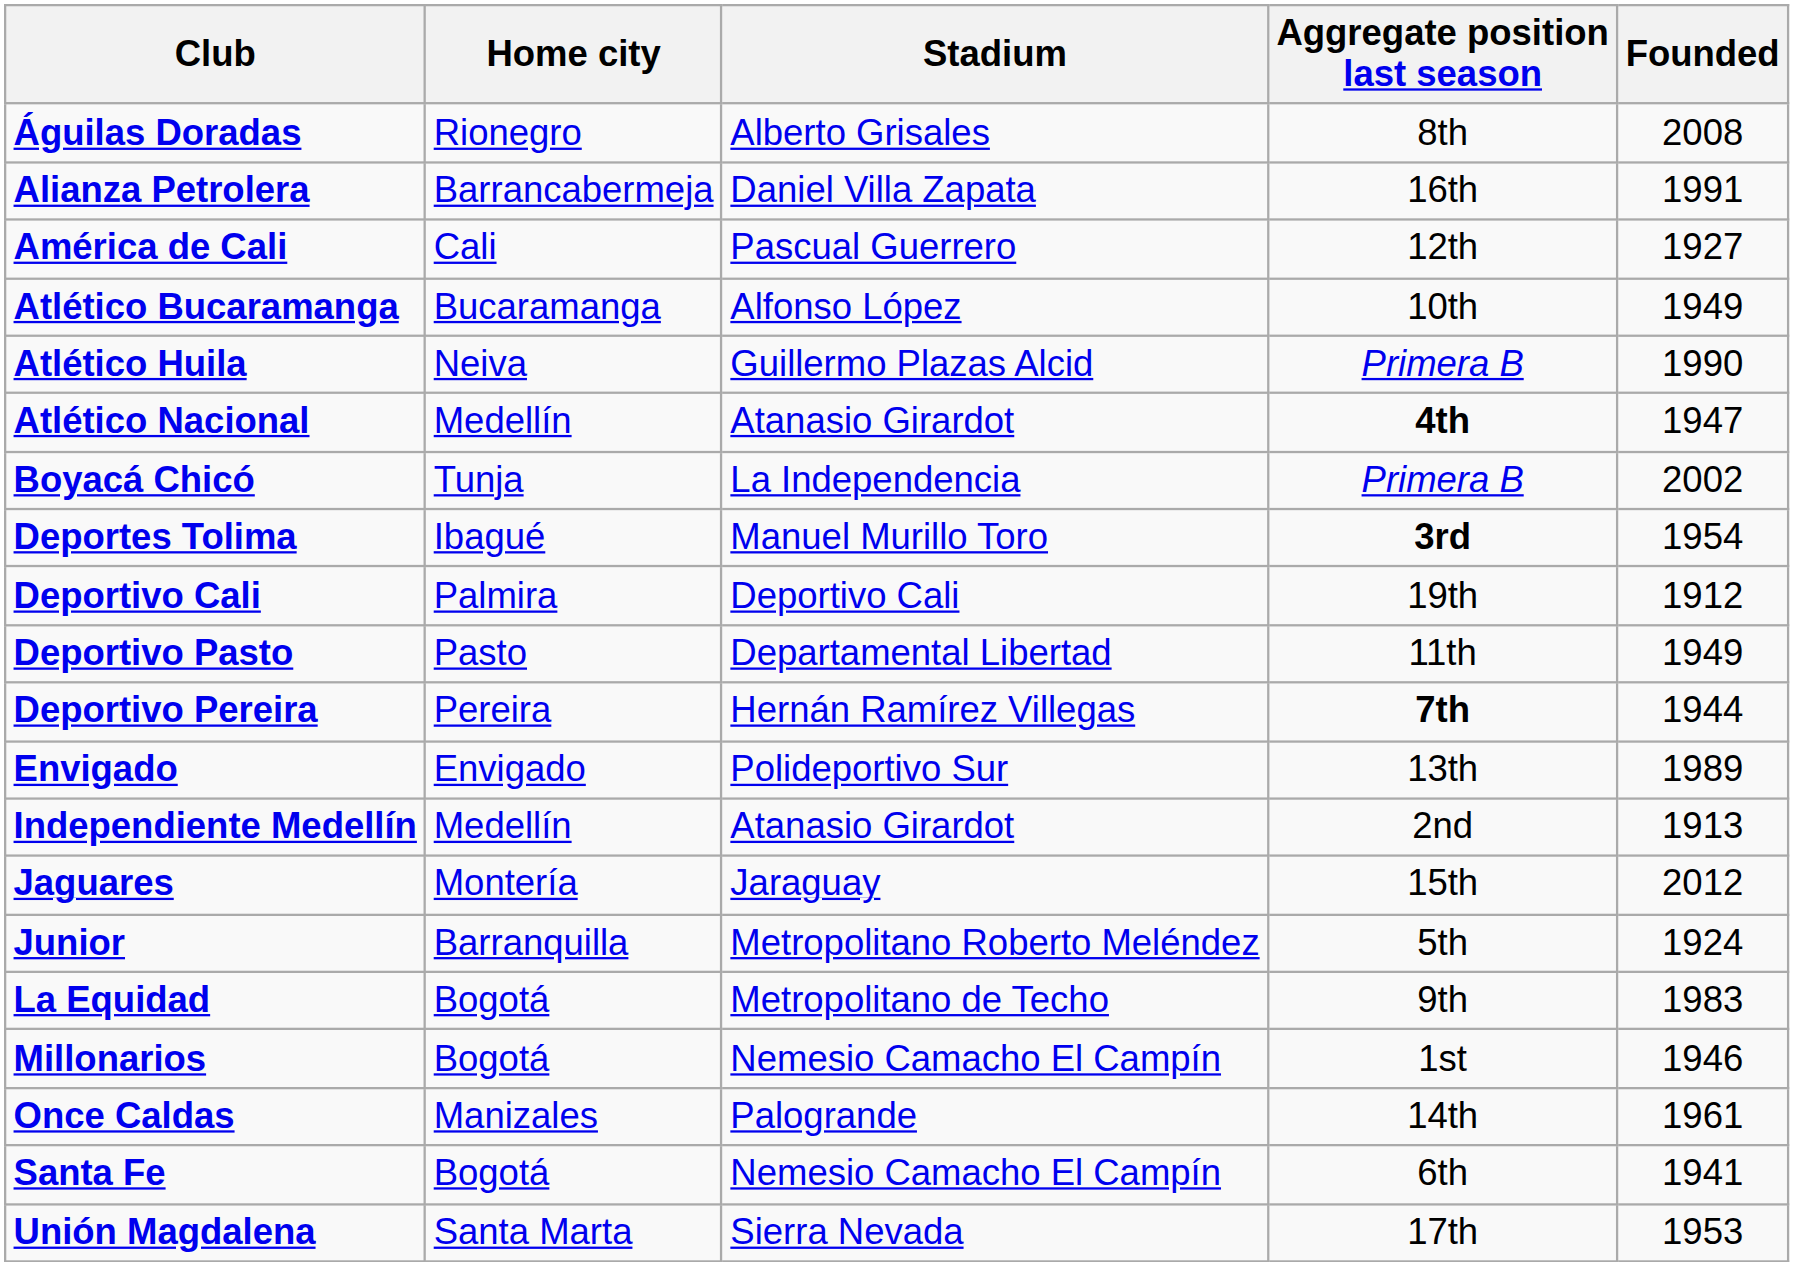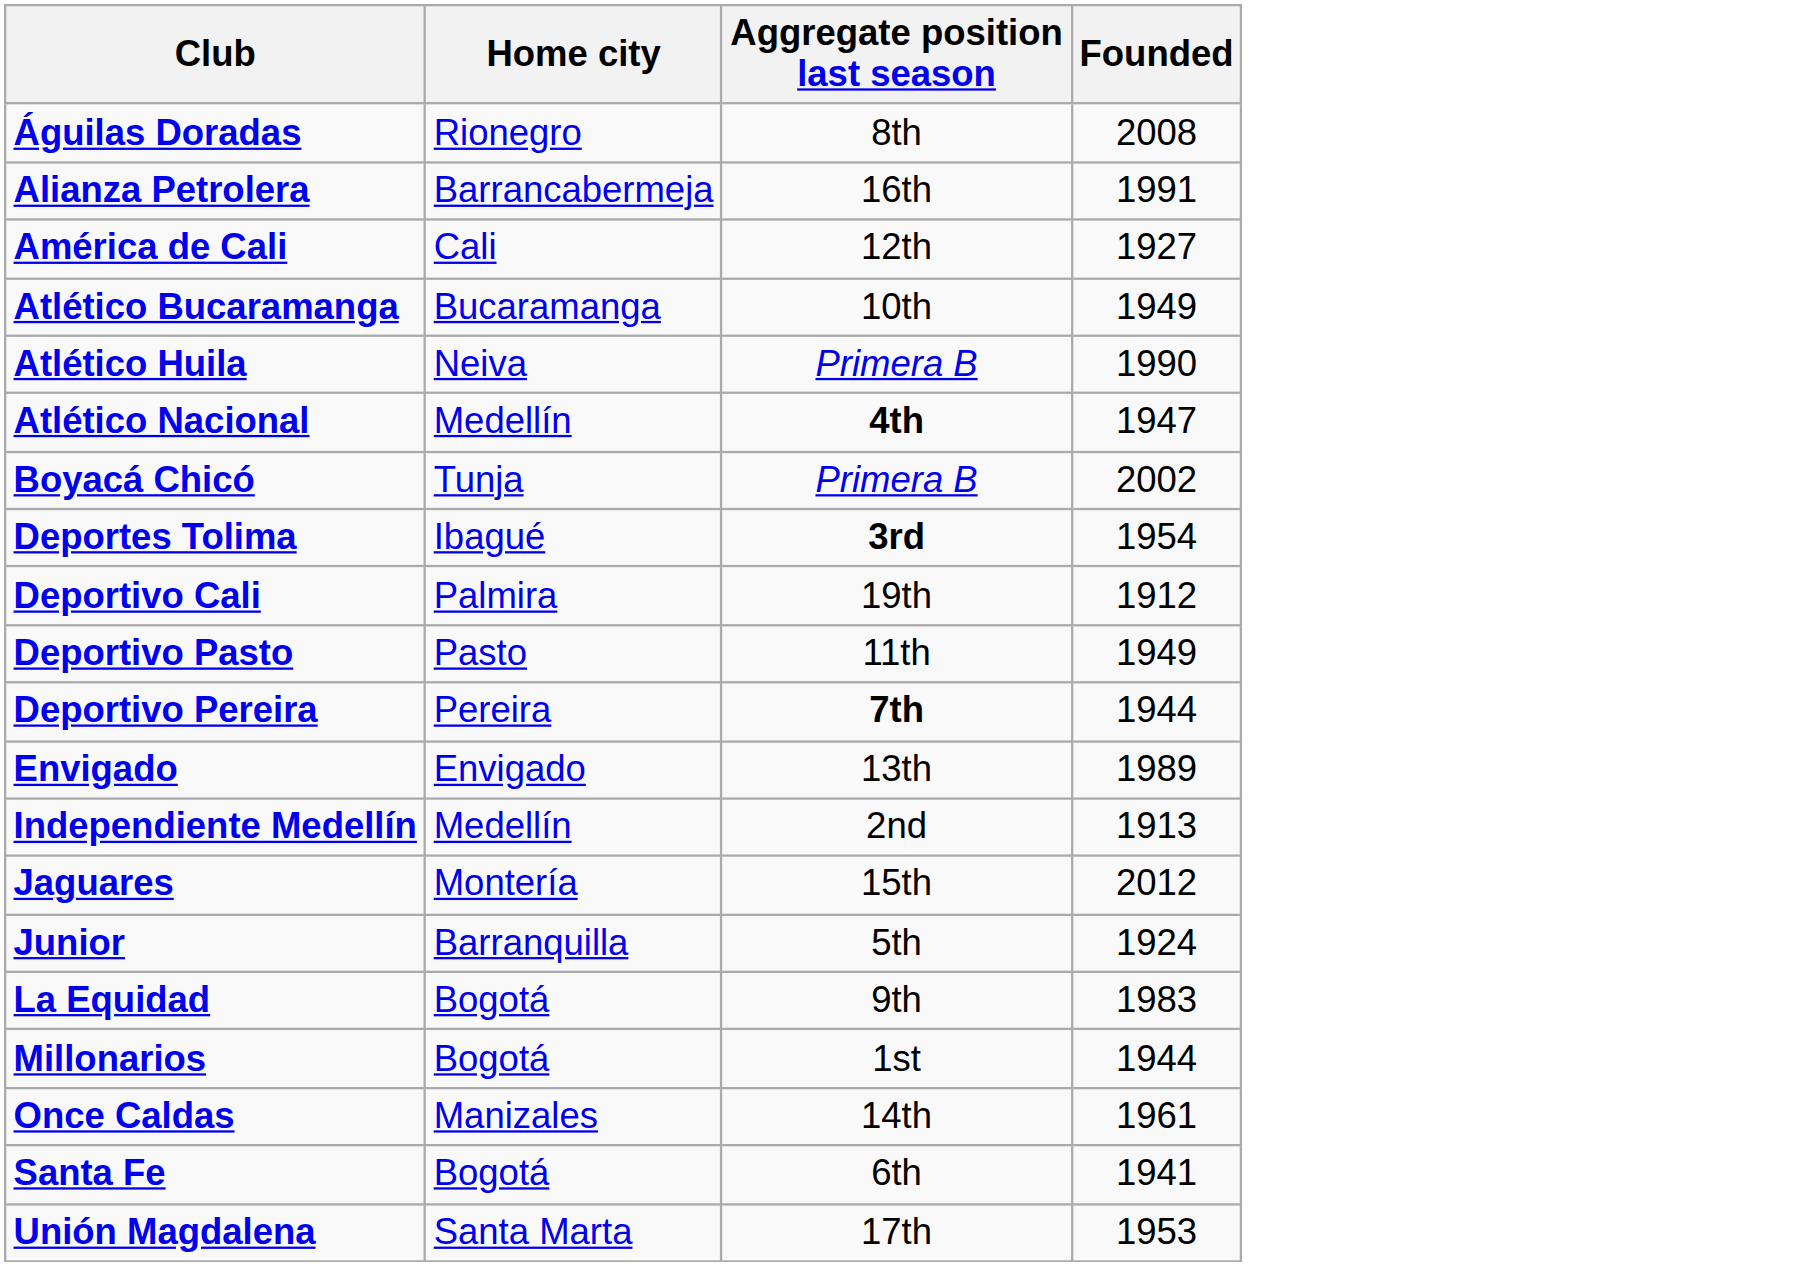- column: (995, 53)
(1703, 1058) 1946 -> (1157, 1058) 1944
